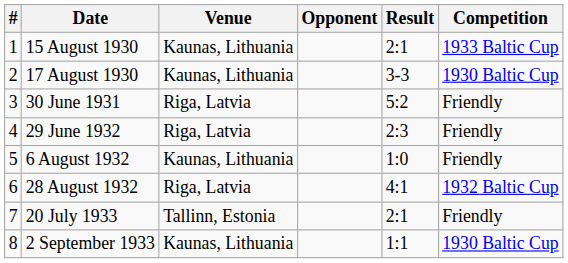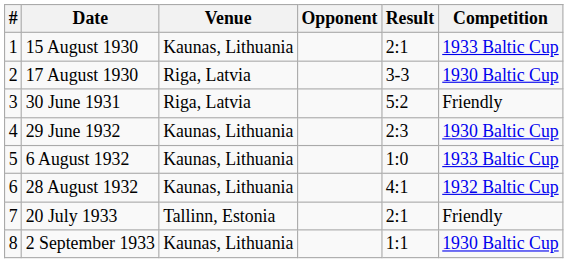(228, 74) Kaunas, Lithuania -> (207, 74) Riga, Latvia
(207, 131) Riga, Latvia -> (228, 131) Kaunas, Lithuania
(472, 131) Friendly -> (500, 131) 1930 Baltic Cup
(472, 159) Friendly -> (500, 159) 1933 Baltic Cup
(207, 187) Riga, Latvia -> (228, 187) Kaunas, Lithuania
